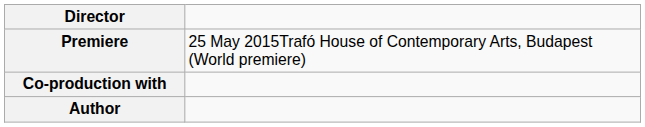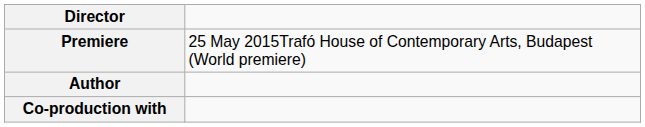rows swapped: (95, 84) <-> (95, 109)
